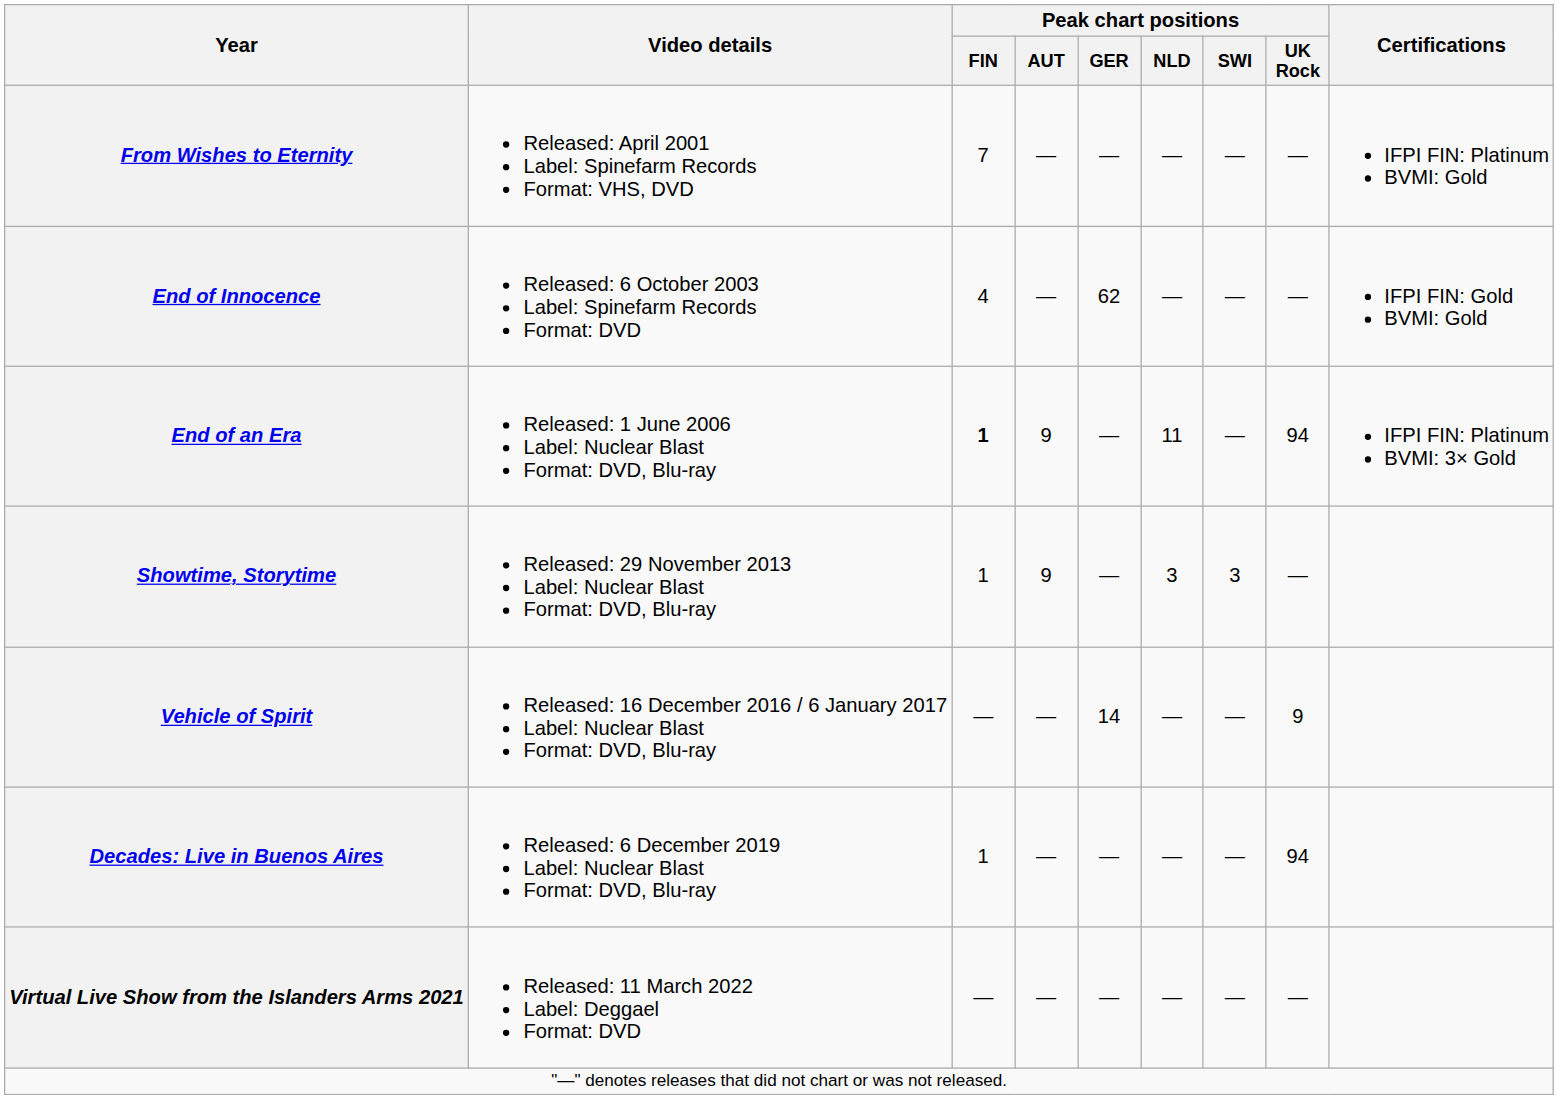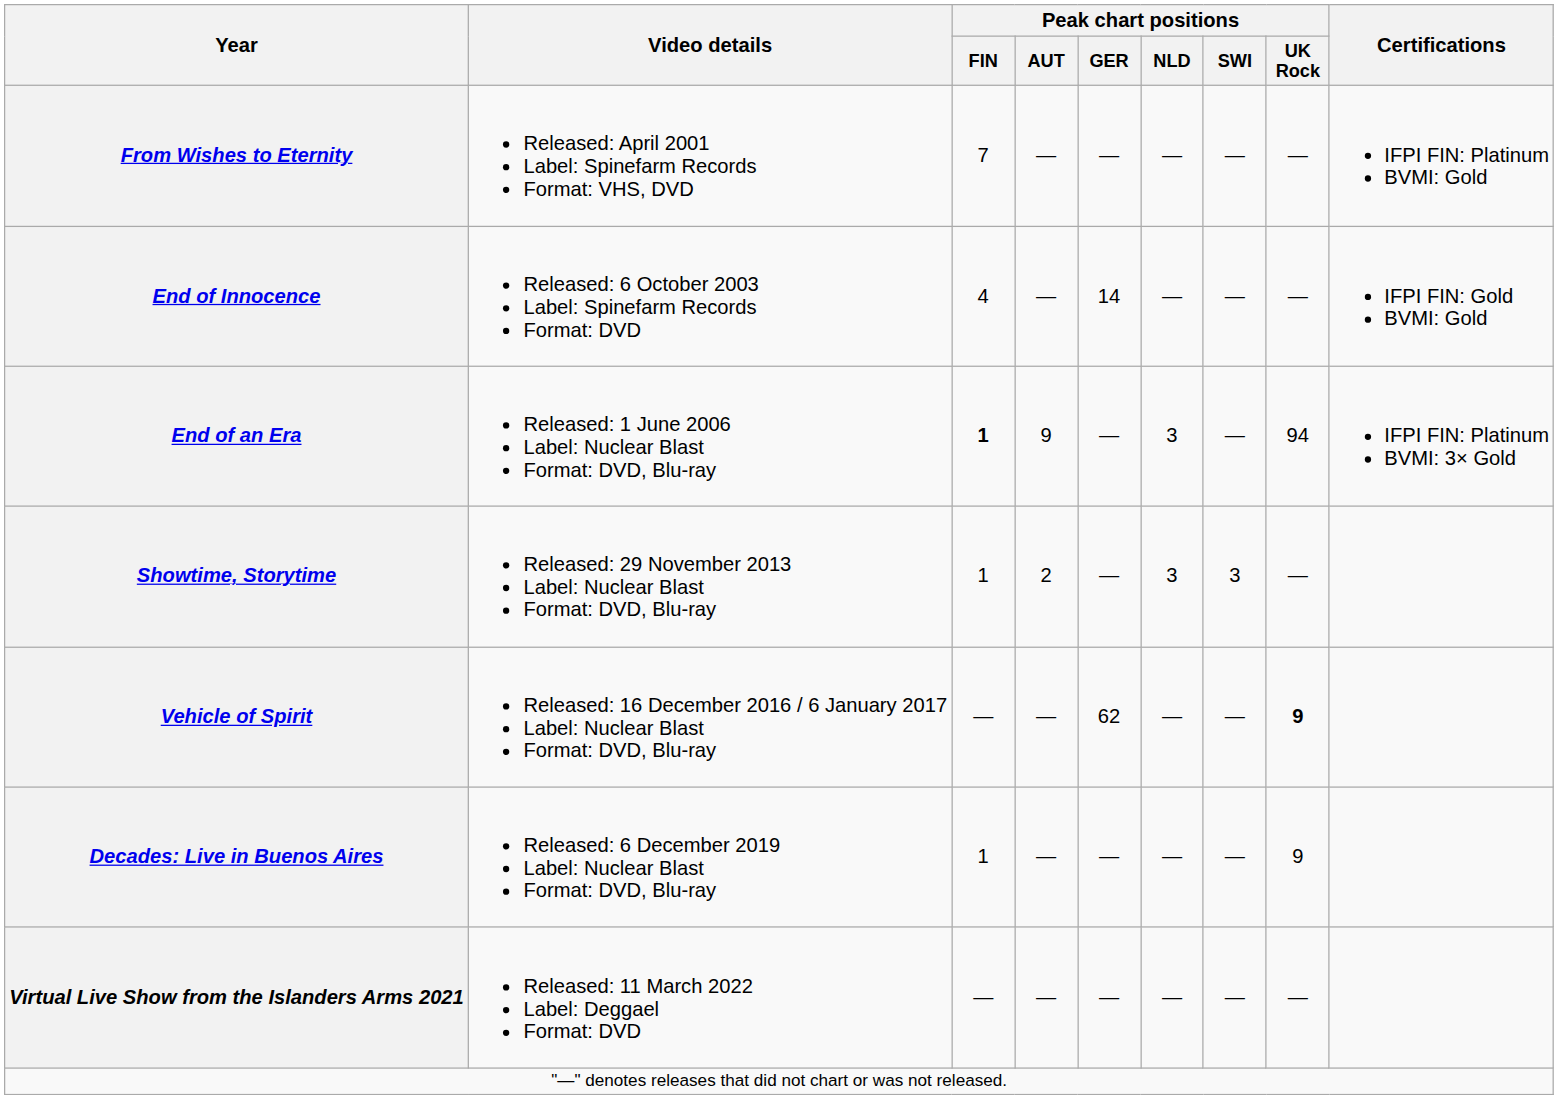(1109, 295) 62 -> (1109, 295) 14
(1172, 436) 11 -> (1172, 436) 3
(1046, 576) 9 -> (1046, 576) 2
(1109, 716) 14 -> (1109, 716) 62
(1298, 716) normal -> (1298, 716) bold
(1298, 857) 94 -> (1298, 857) 9
